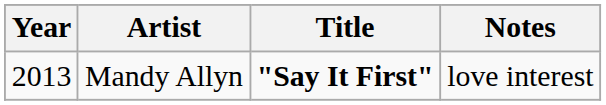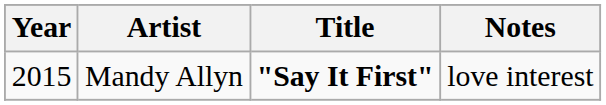(42, 75) 2013 -> (42, 75) 2015
